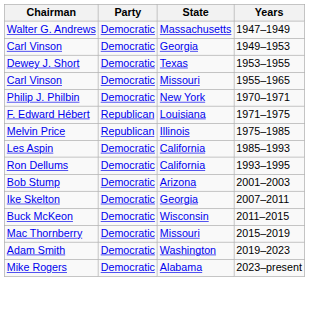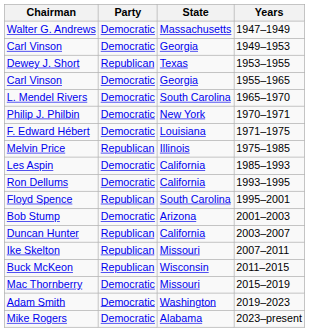(128, 64) Democratic -> (128, 64) Republican
(180, 81) Missouri -> (179, 81) Georgia
+ row: (47, 98)
(128, 115) Republican -> (128, 132) Democratic
+ row: (40, 200)
+ row: (43, 234)
(128, 200) Democratic -> (128, 251) Republican
(179, 200) Georgia -> (180, 251) Missouri
(128, 217) Democratic -> (128, 268) Republican
